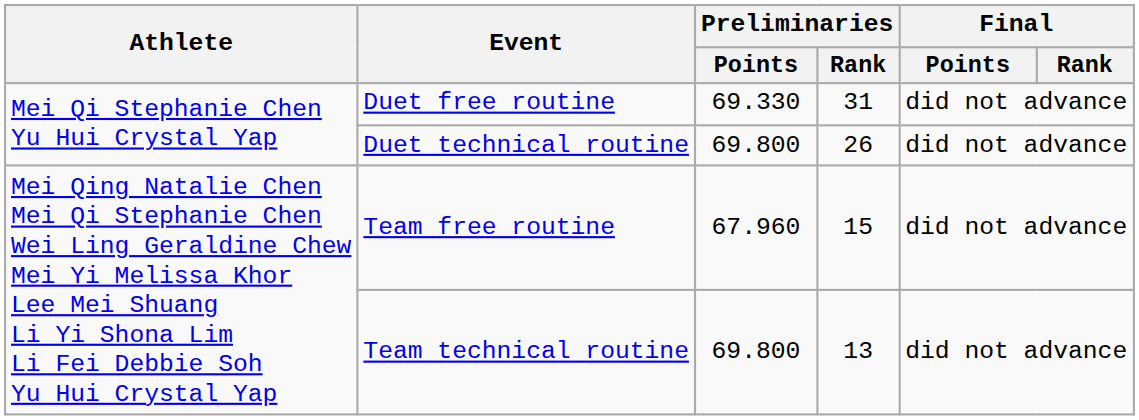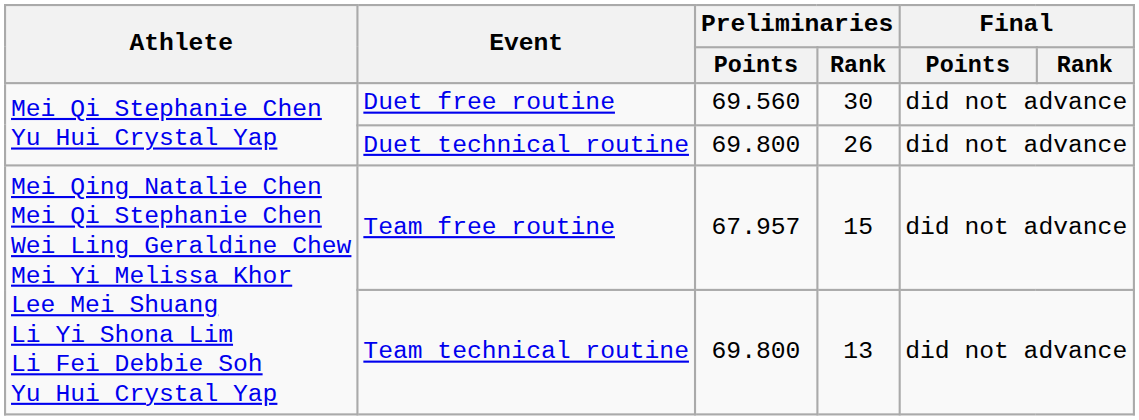(756, 104) 69.330 -> (756, 104) 69.560
(858, 104) 31 -> (858, 104) 30
(756, 228) 67.960 -> (756, 228) 67.957
